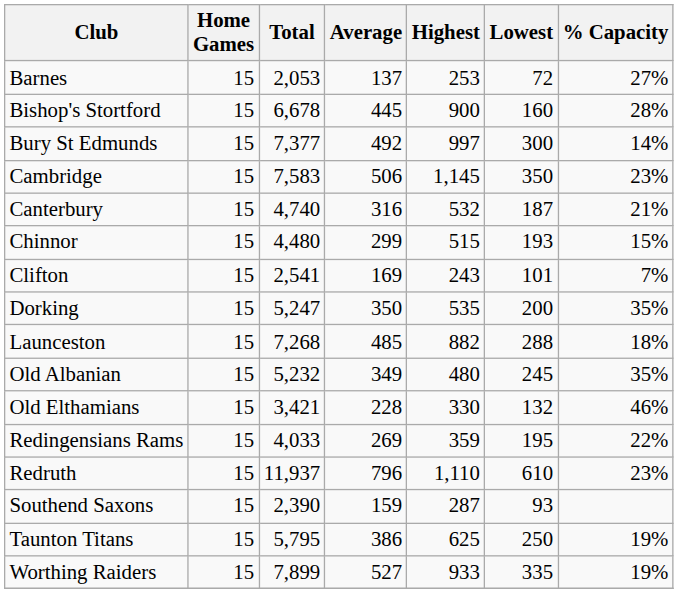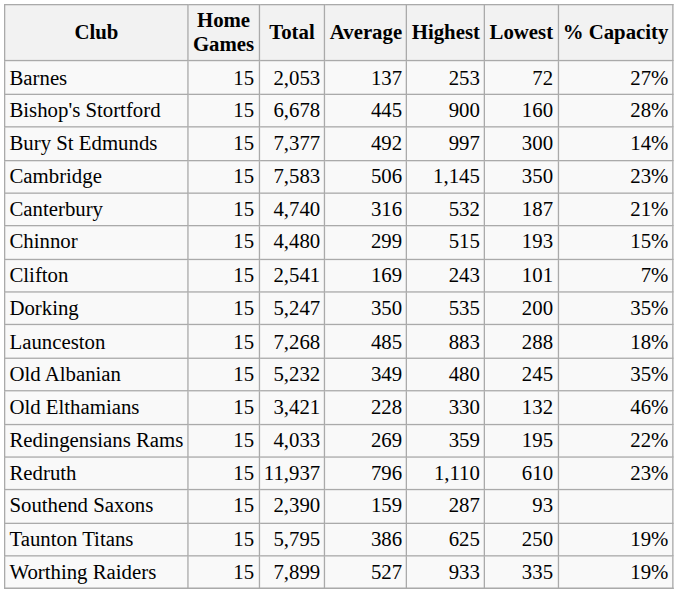(464, 341) 882 -> (464, 341) 883
